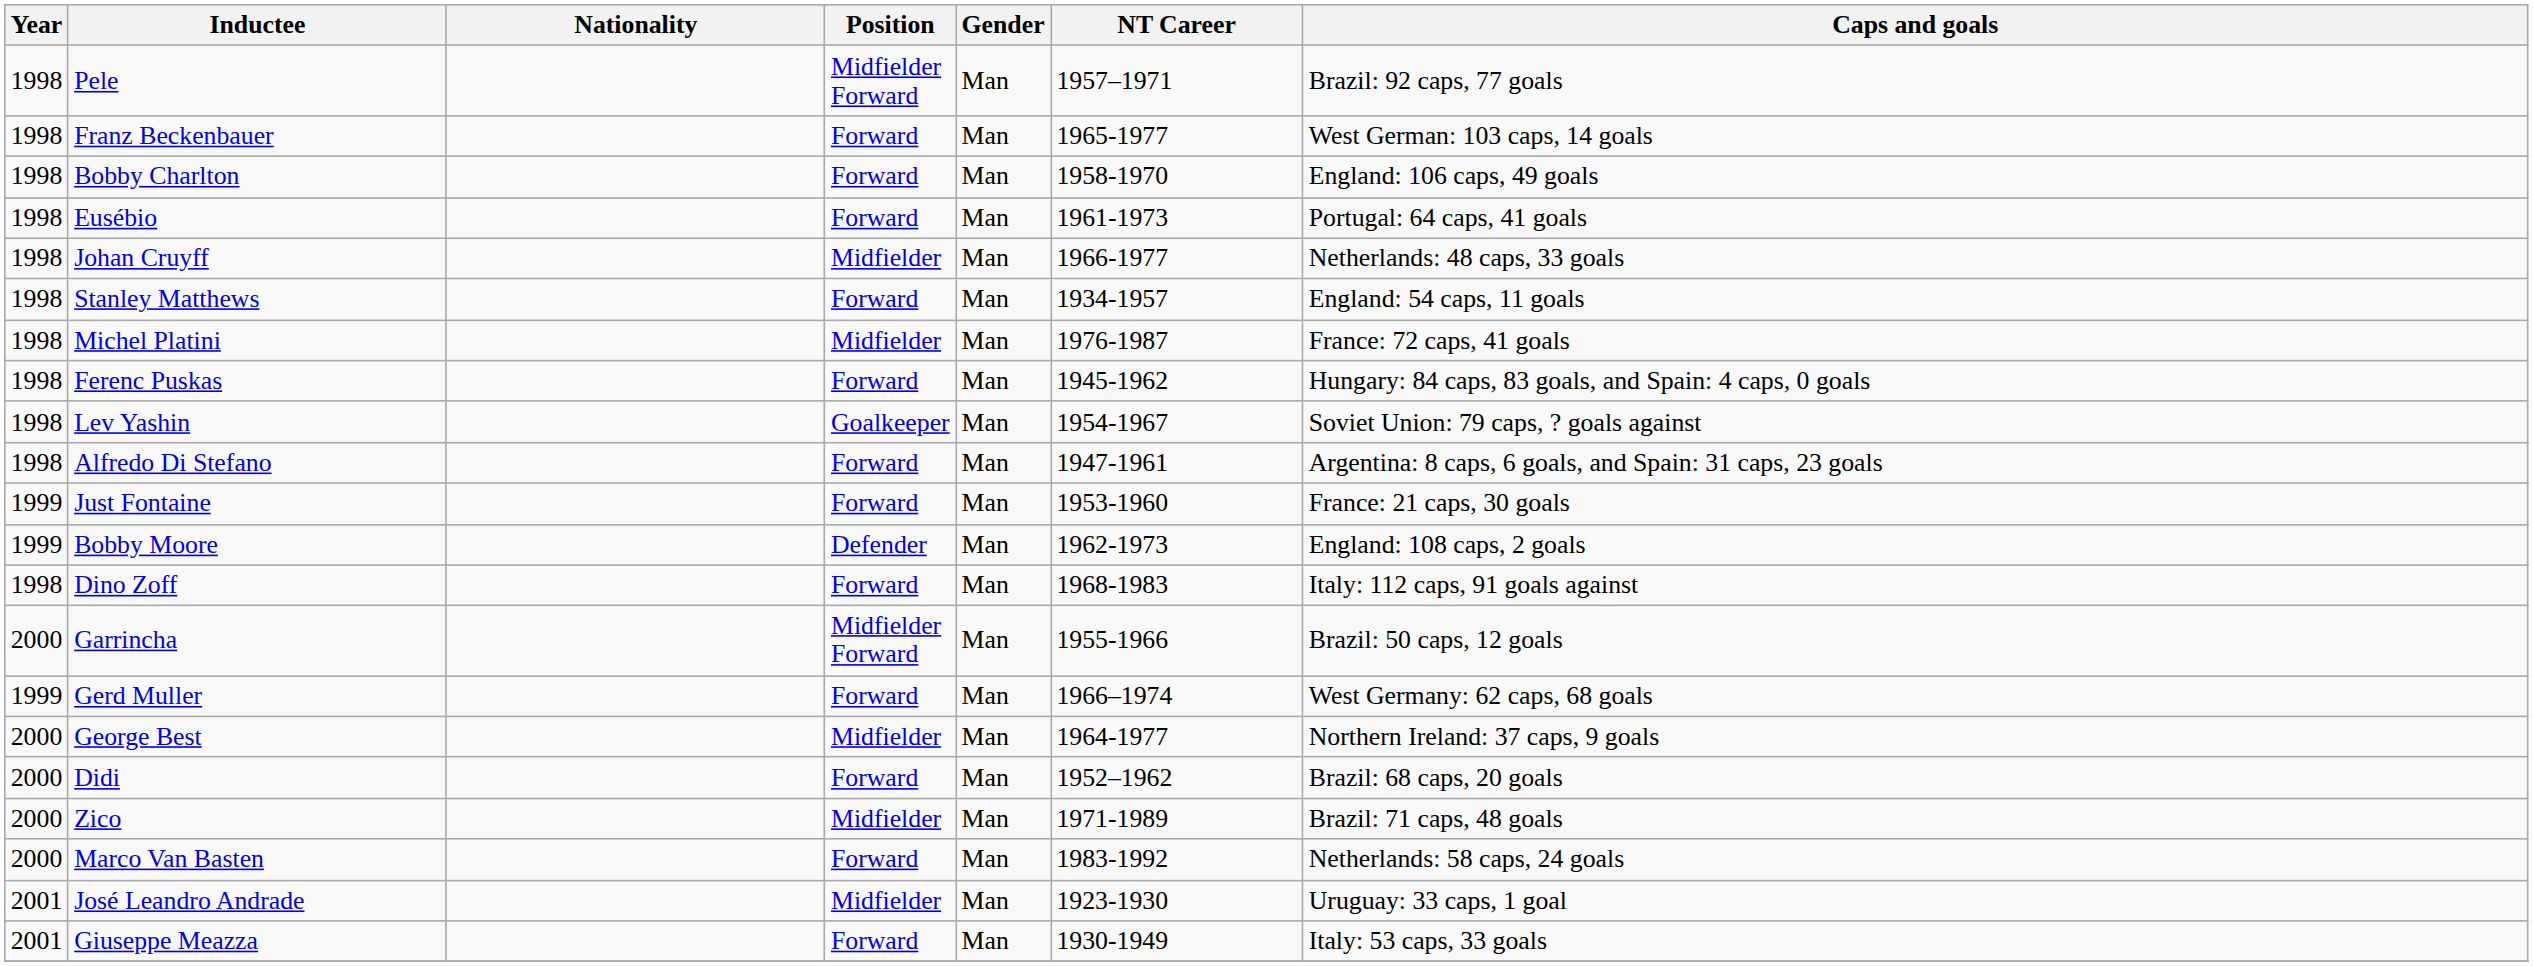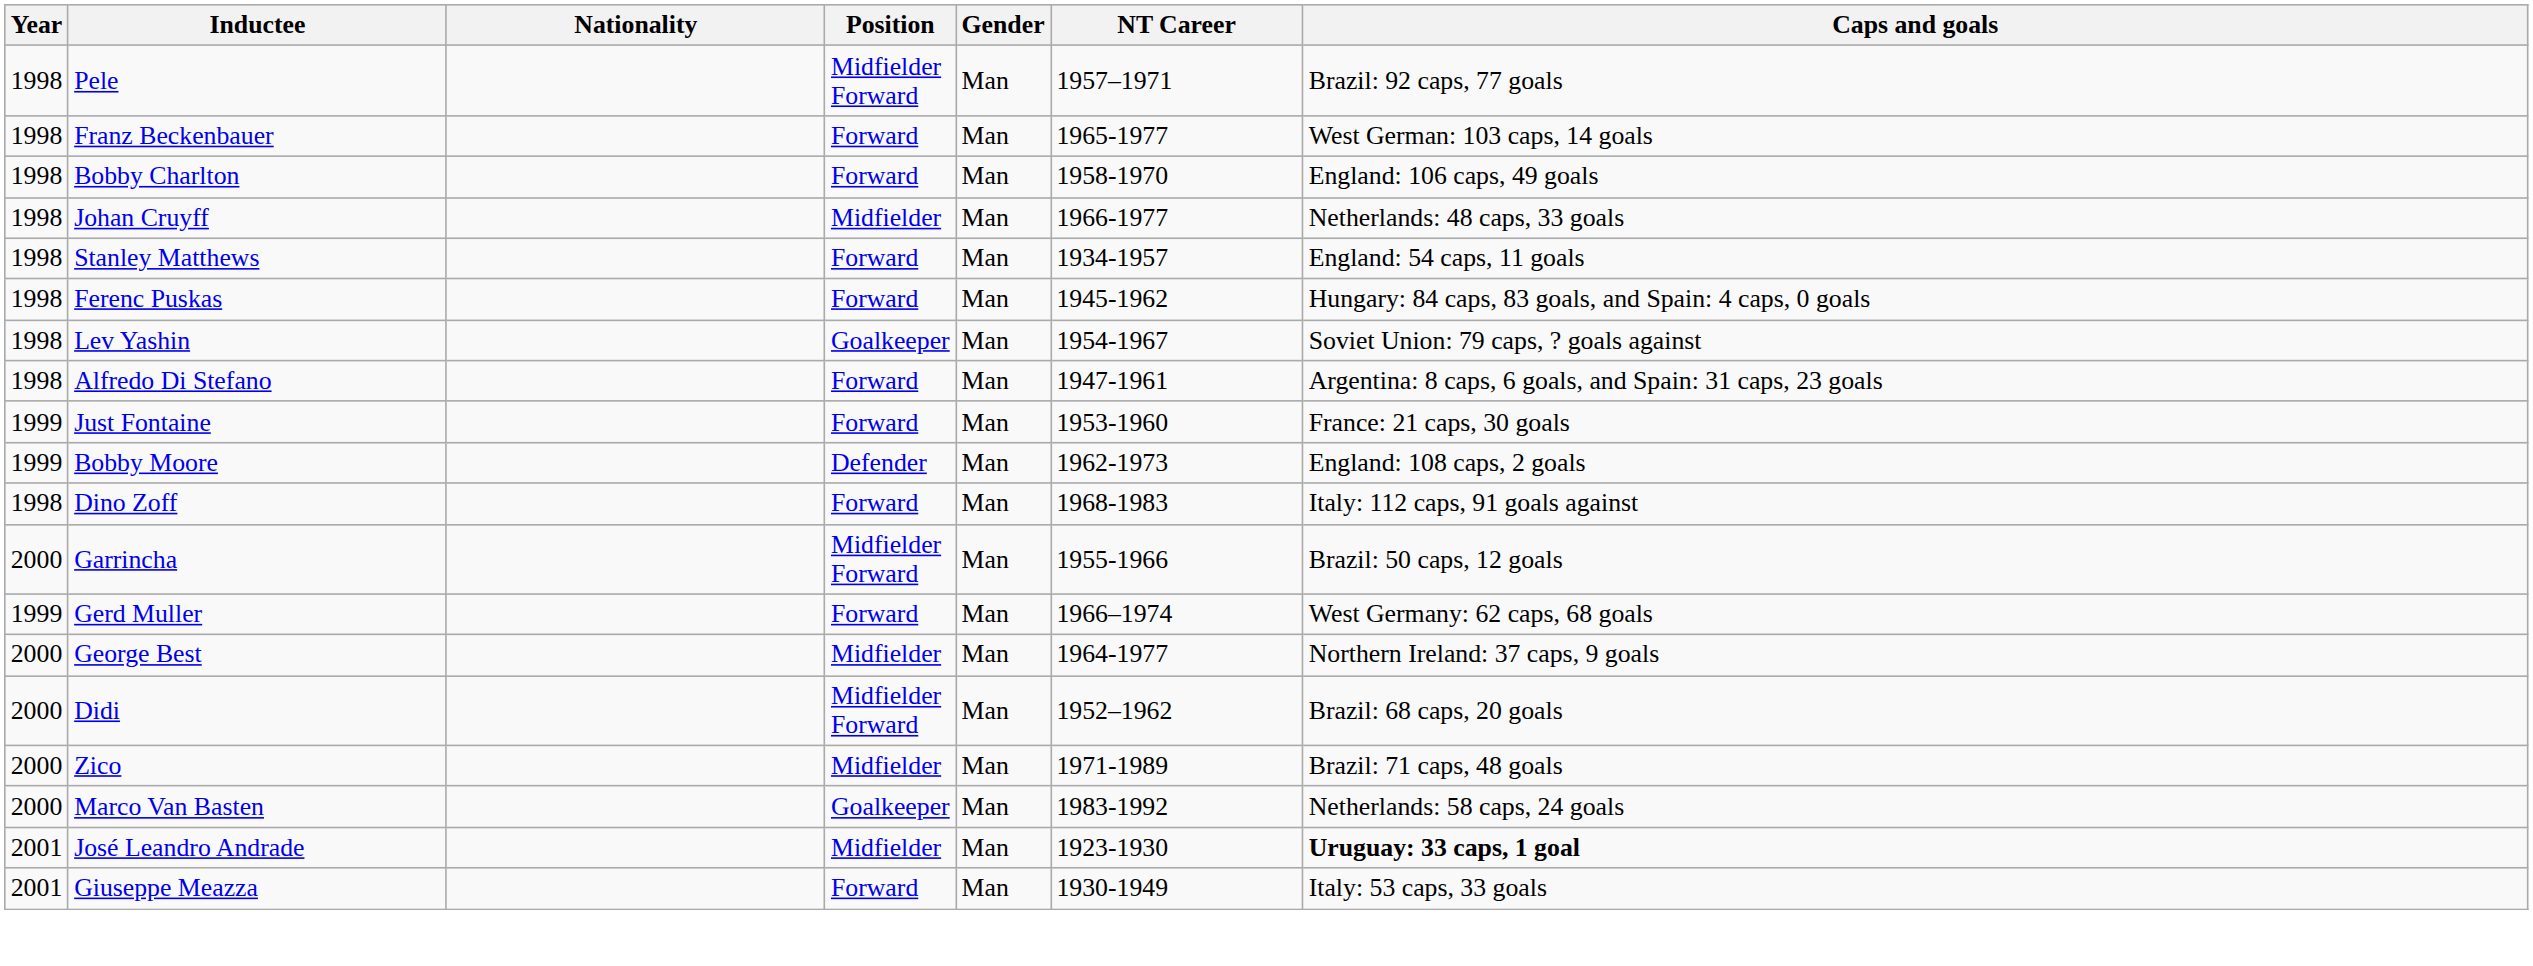- row: (116, 217)
- row: (147, 339)
(875, 777) Forward -> (886, 710) Midfielder Forward
(875, 859) Forward -> (890, 806) Goalkeeper
(1438, 899) normal -> (1444, 847) bold
